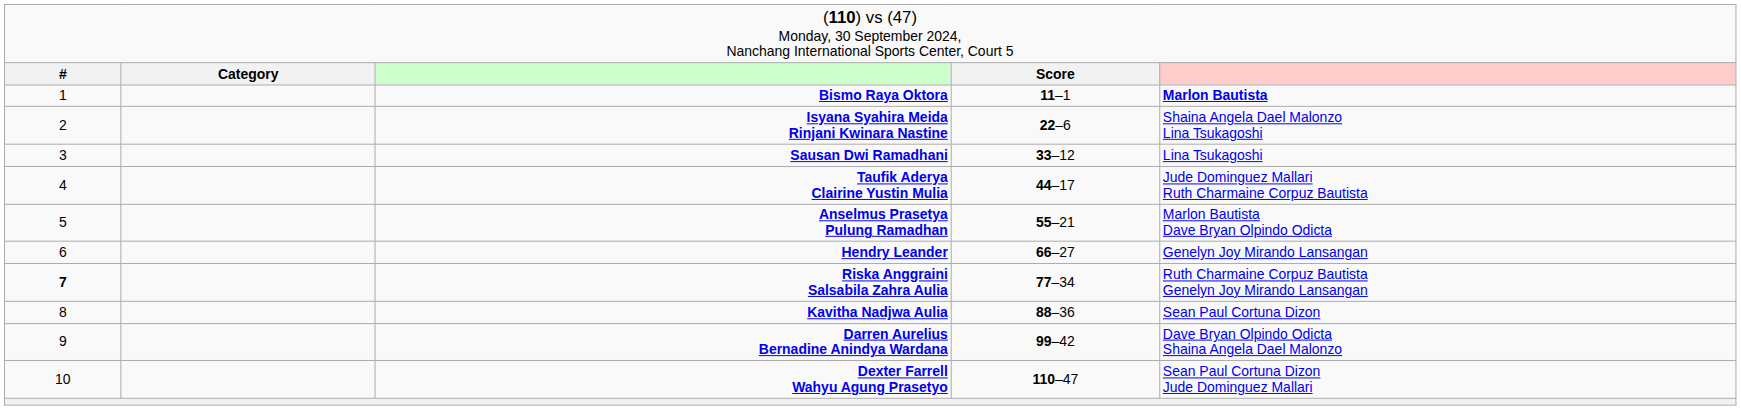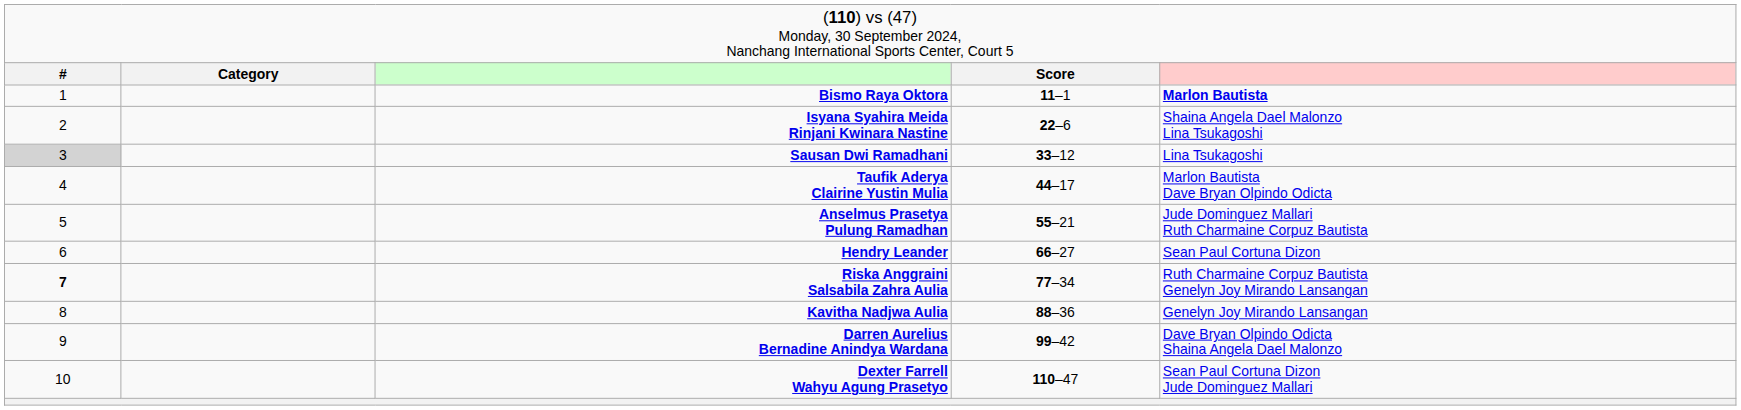(63, 156) no background -> (63, 156) lightgrey background
(1265, 185) Jude Dominguez Mallari Ruth Charmaine Corpuz Bautista -> (1247, 185) Marlon Bautista Dave Bryan Olpindo Odicta
(1247, 223) Marlon Bautista Dave Bryan Olpindo Odicta -> (1265, 223) Jude Dominguez Mallari Ruth Charmaine Corpuz Bautista
(1265, 253) Genelyn Joy Mirando Lansangan -> (1242, 253) Sean Paul Cortuna Dizon
(1242, 312) Sean Paul Cortuna Dizon -> (1265, 312) Genelyn Joy Mirando Lansangan
